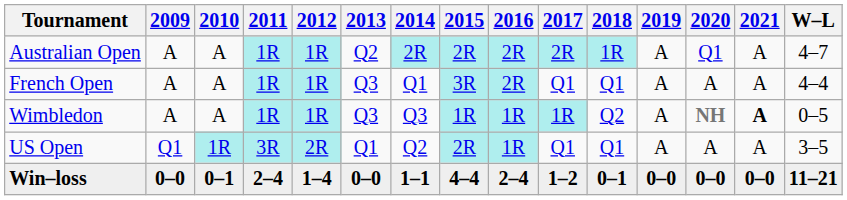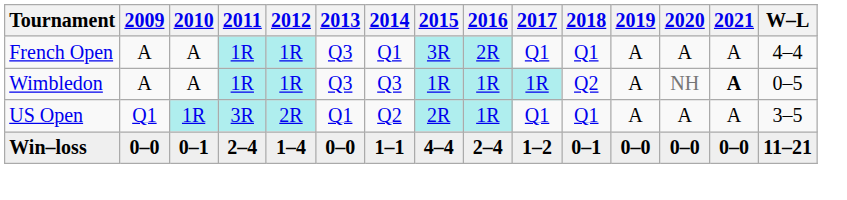- row: (75, 52)
(710, 115) bold -> (685, 83) normal
